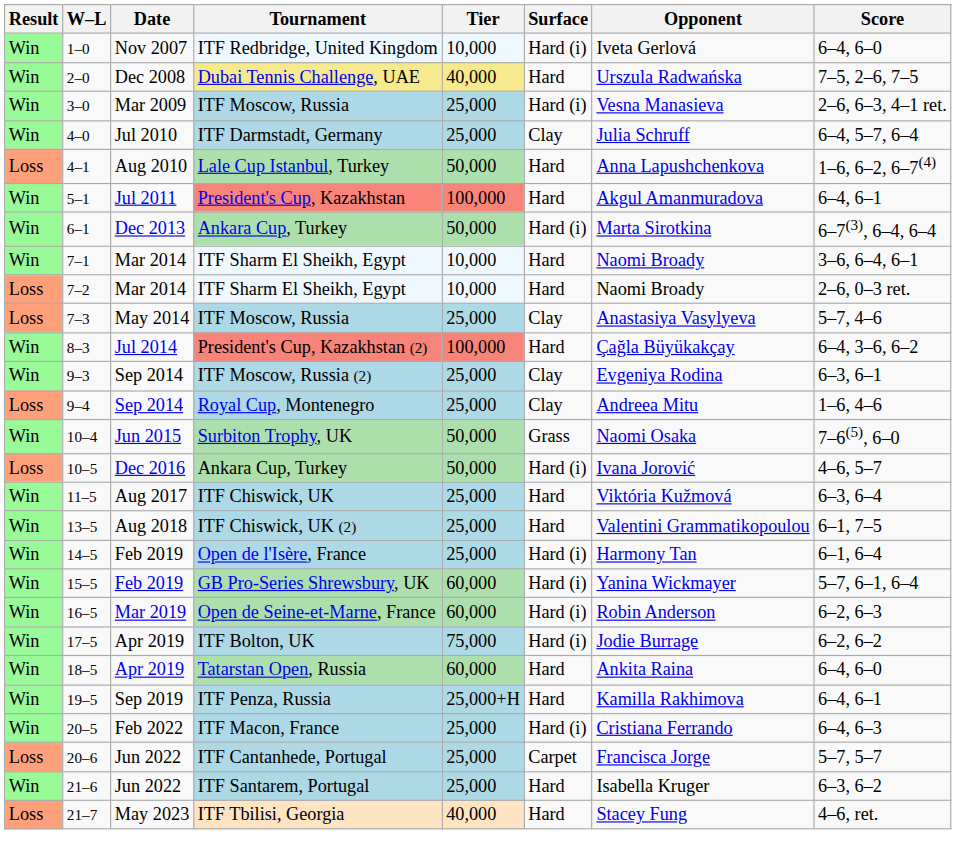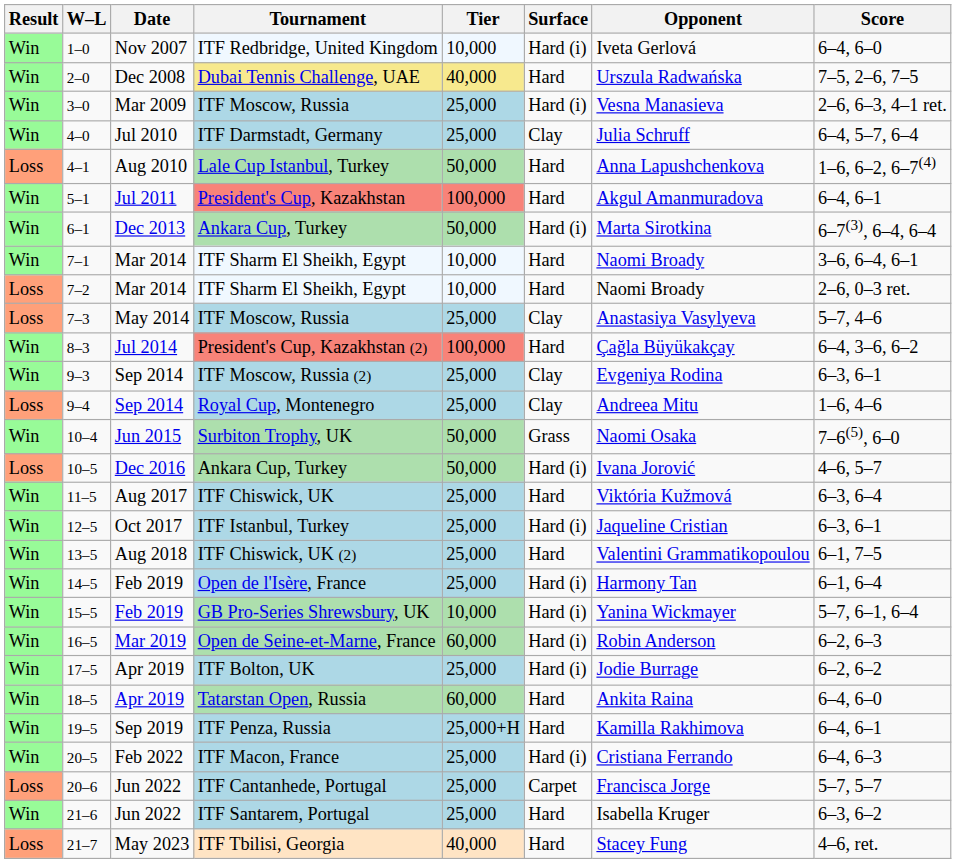+ row: (82, 526)
(471, 583) 60,000 -> (471, 612) 10,000
(471, 641) 75,000 -> (471, 670) 25,000
